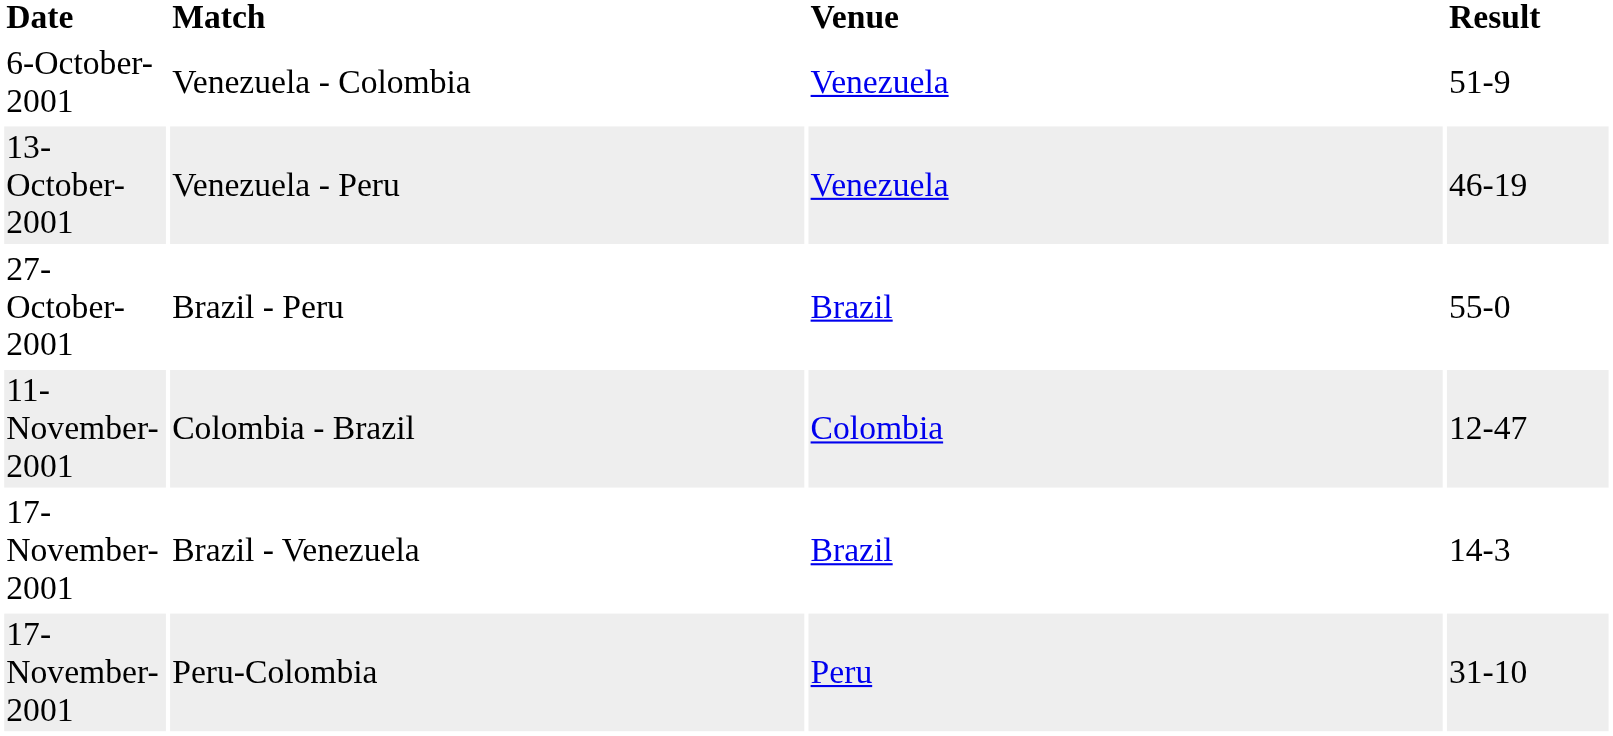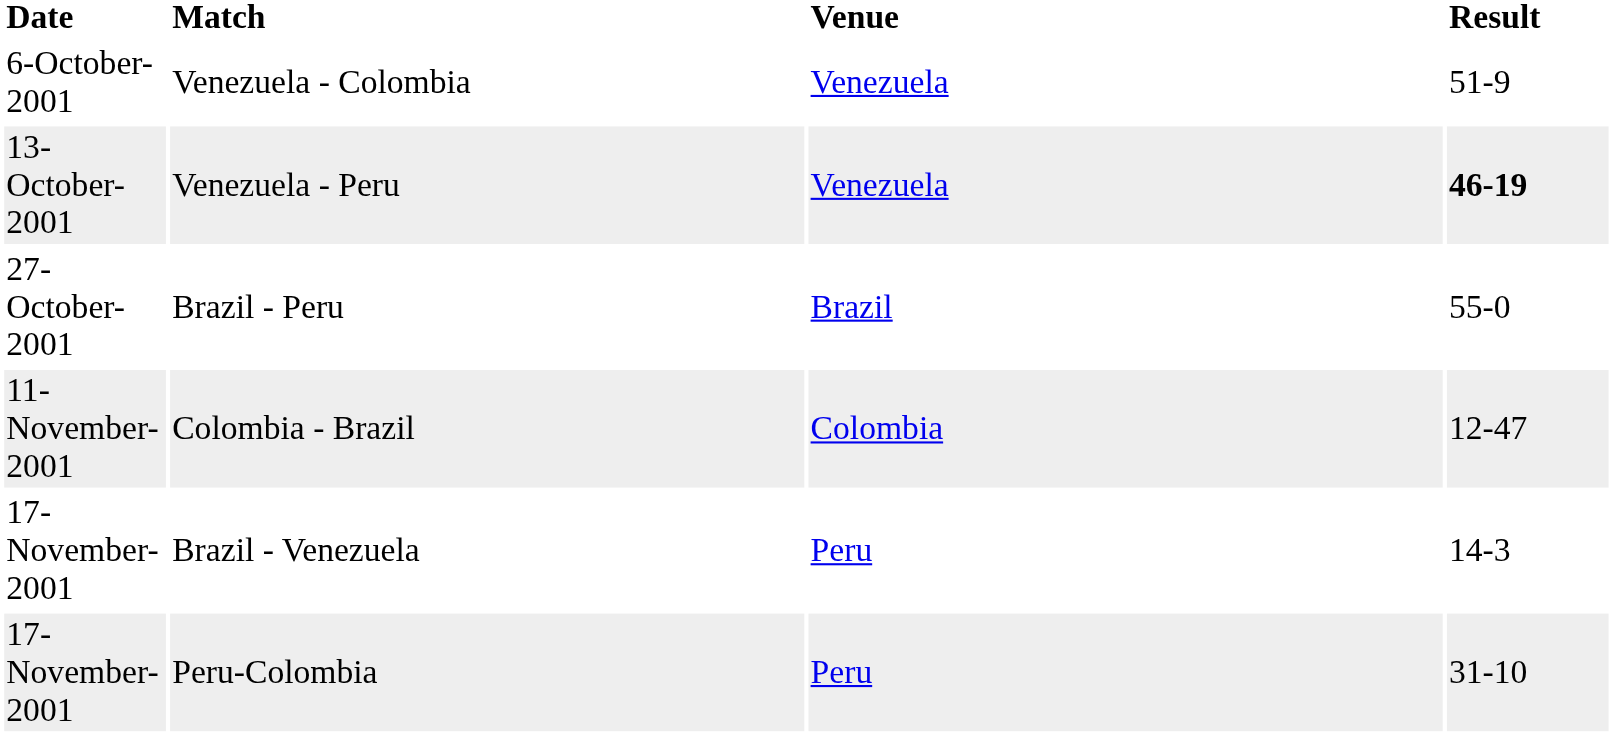(1488, 184) normal -> (1488, 184) bold
(852, 550) Brazil -> (841, 550) Peru
